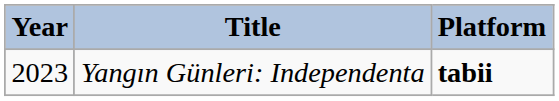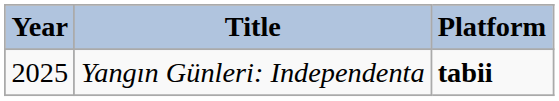(40, 71) 2023 -> (40, 71) 2025
